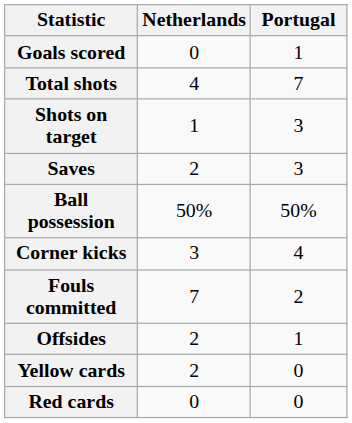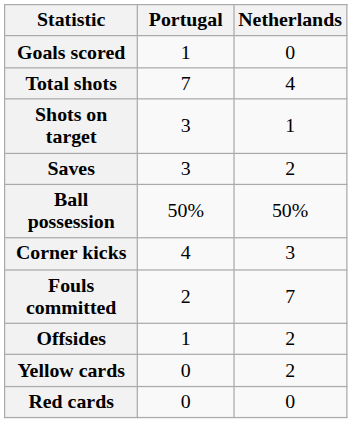columns swapped: (298, 20) <-> (194, 20)
